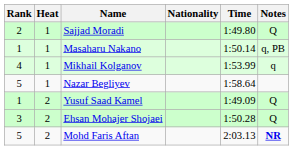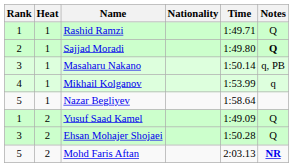+ row: (93, 31)
(273, 31) normal -> (273, 48) bold
(19, 48) 1 -> (19, 66) 3
